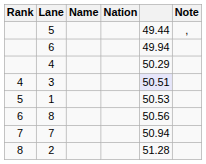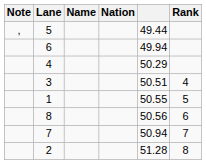columns swapped: (20, 13) <-> (187, 13)
(156, 82) lavender background -> (154, 82) no background
(156, 99) 50.53 -> (154, 99) 50.55
